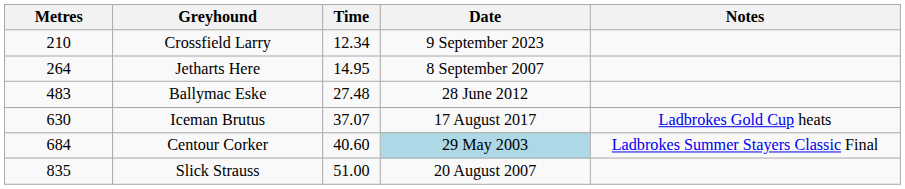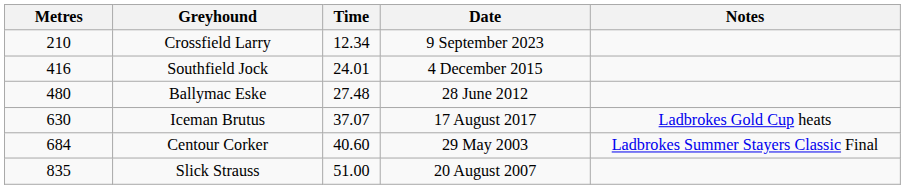- row: (218, 68)
+ row: (218, 68)
(59, 94) 483 -> (59, 94) 480
(485, 145) lightblue background -> (485, 145) no background
